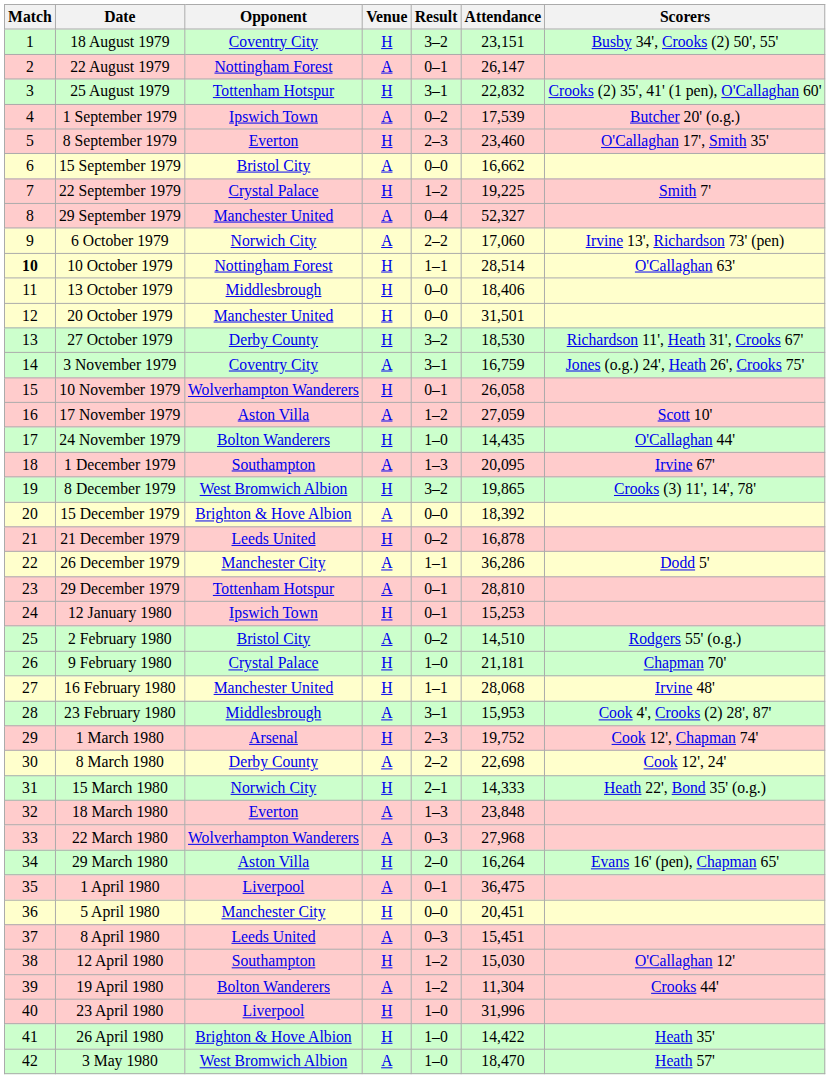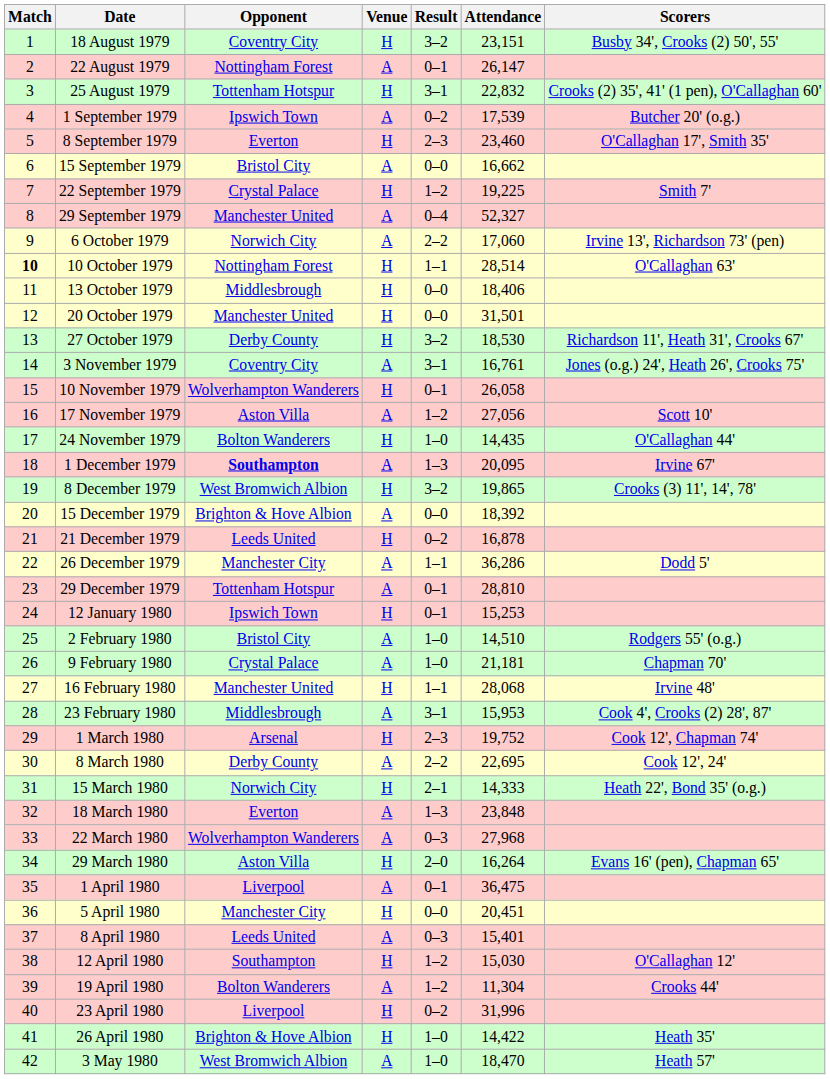(503, 365) 16,759 -> (503, 365) 16,761
(503, 414) 27,059 -> (503, 414) 27,056
(274, 464) normal -> (273, 464) bold
(436, 638) 0–2 -> (436, 638) 1–0
(387, 663) H -> (387, 663) A
(503, 762) 22,698 -> (503, 762) 22,695
(503, 937) 15,451 -> (503, 937) 15,401
(436, 1011) 1–0 -> (436, 1011) 0–2
